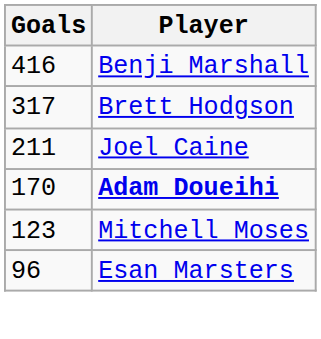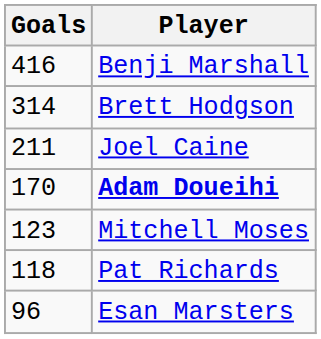(34, 107) 317 -> (34, 107) 314
+ row: (189, 271)
